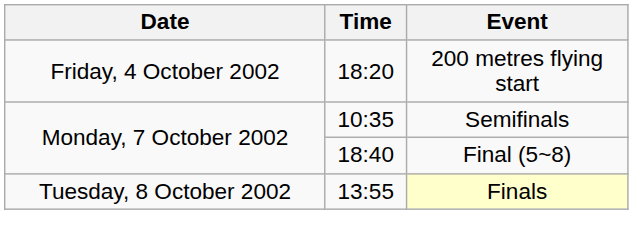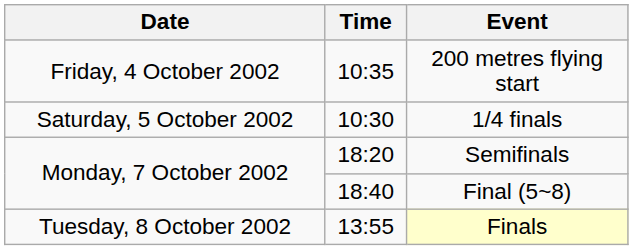(366, 70) 18:20 -> (366, 70) 10:35
+ row: (517, 119)
(366, 119) 10:35 -> (366, 155) 18:20
